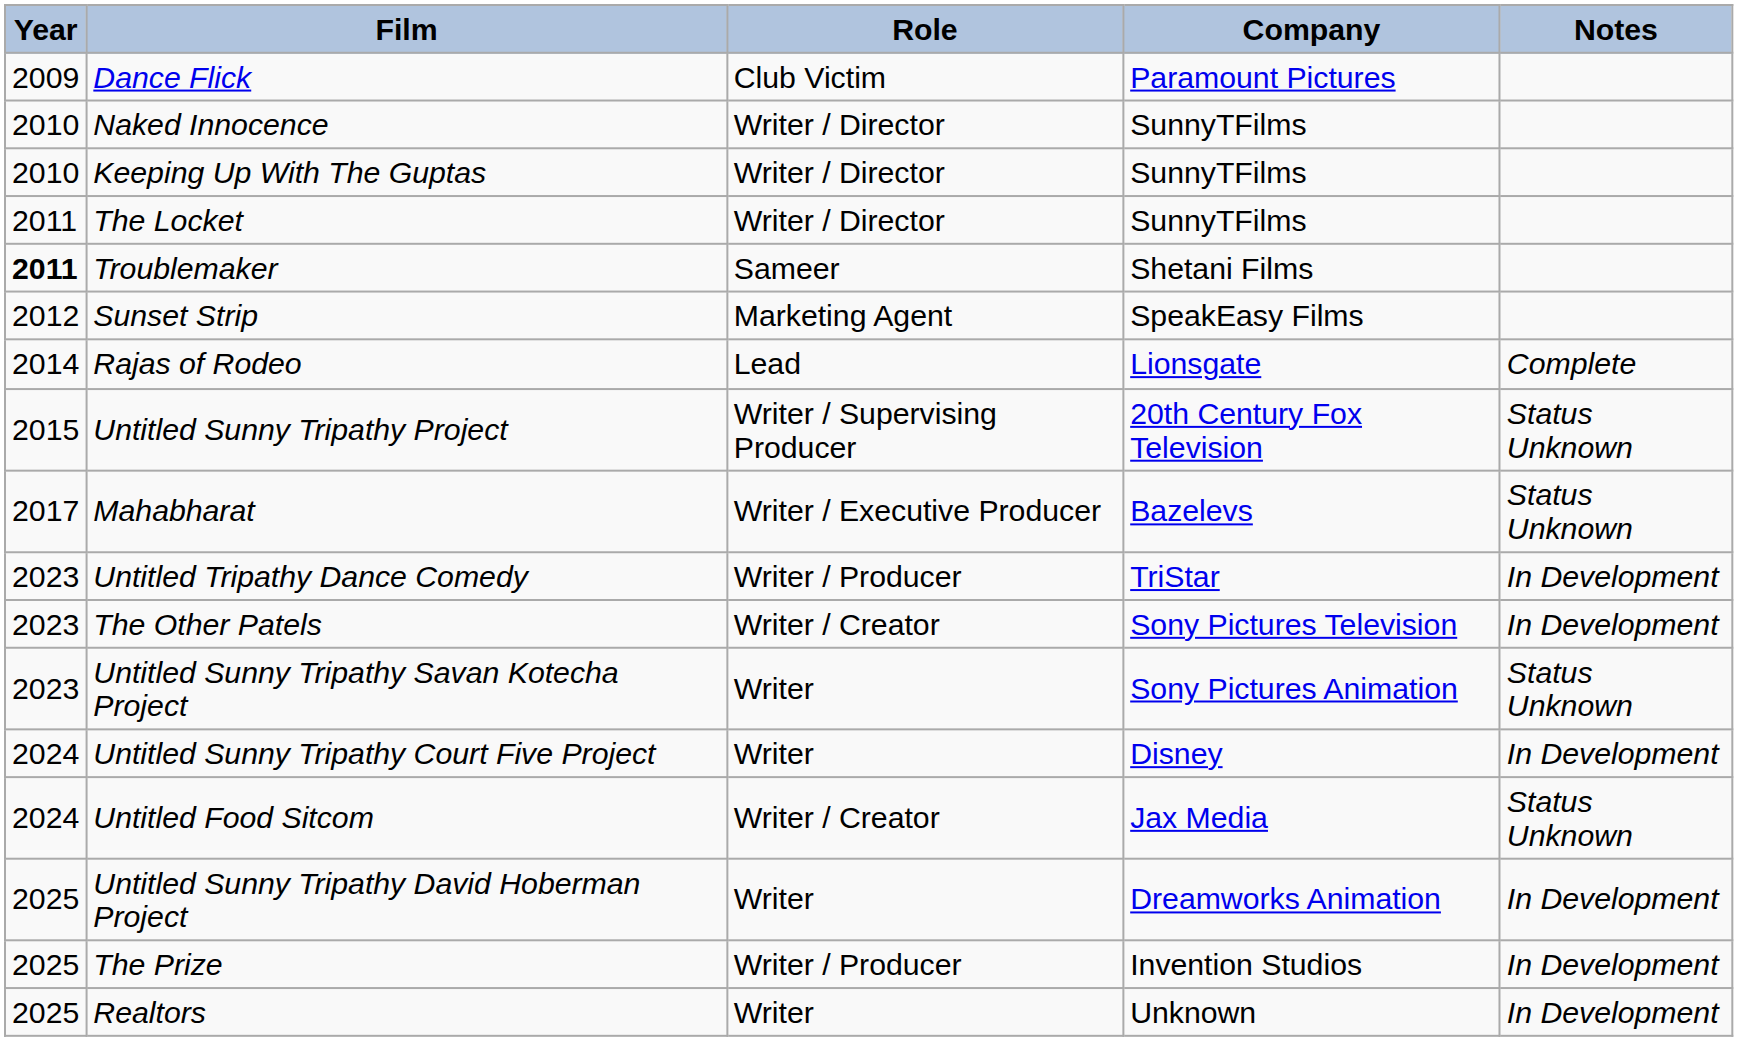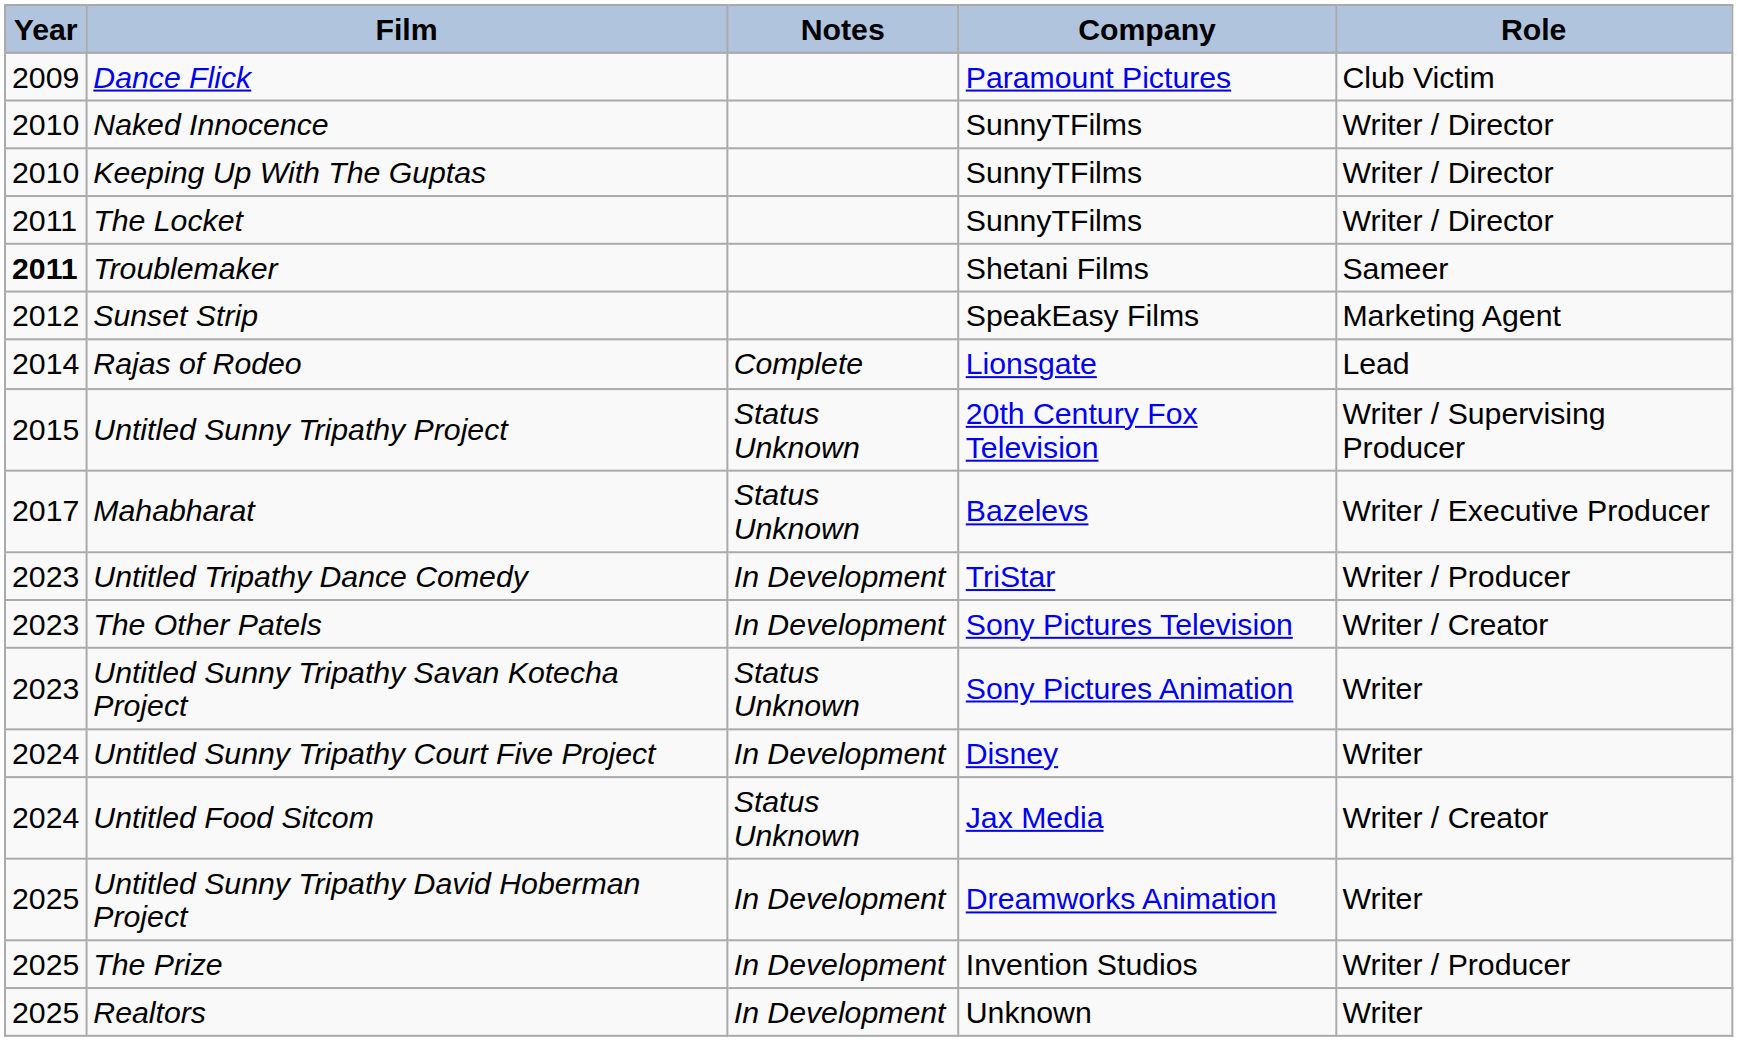columns swapped: (925, 29) <-> (1616, 29)
